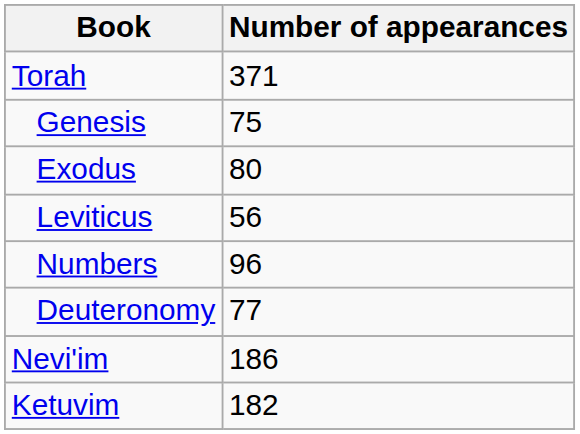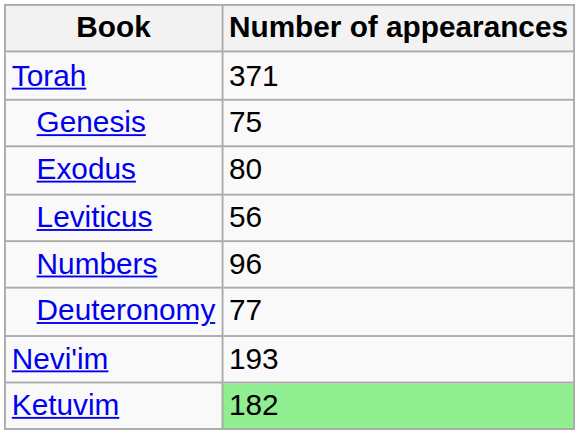(254, 358) 186 -> (254, 358) 193
(254, 405) no background -> (254, 405) lightgreen background
